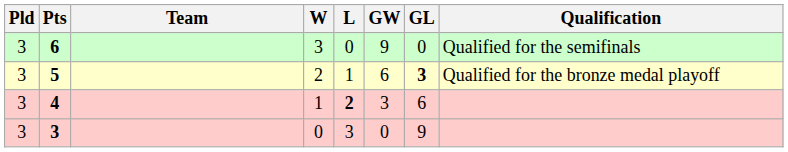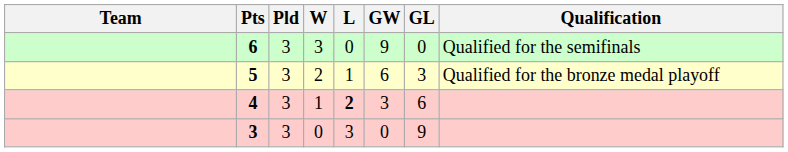columns swapped: (187, 18) <-> (22, 18)
(422, 75) bold -> (422, 75) normal
